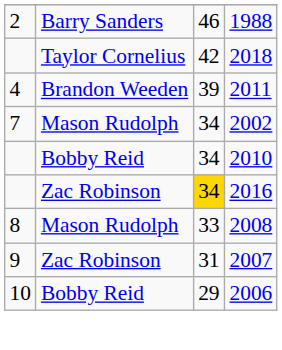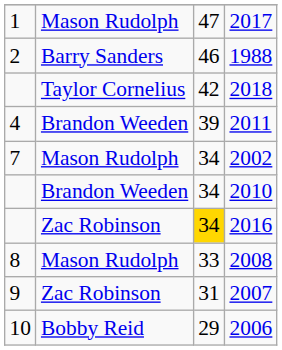+ row: (251, 21)
(92, 157) Bobby Reid -> (115, 191) Brandon Weeden
